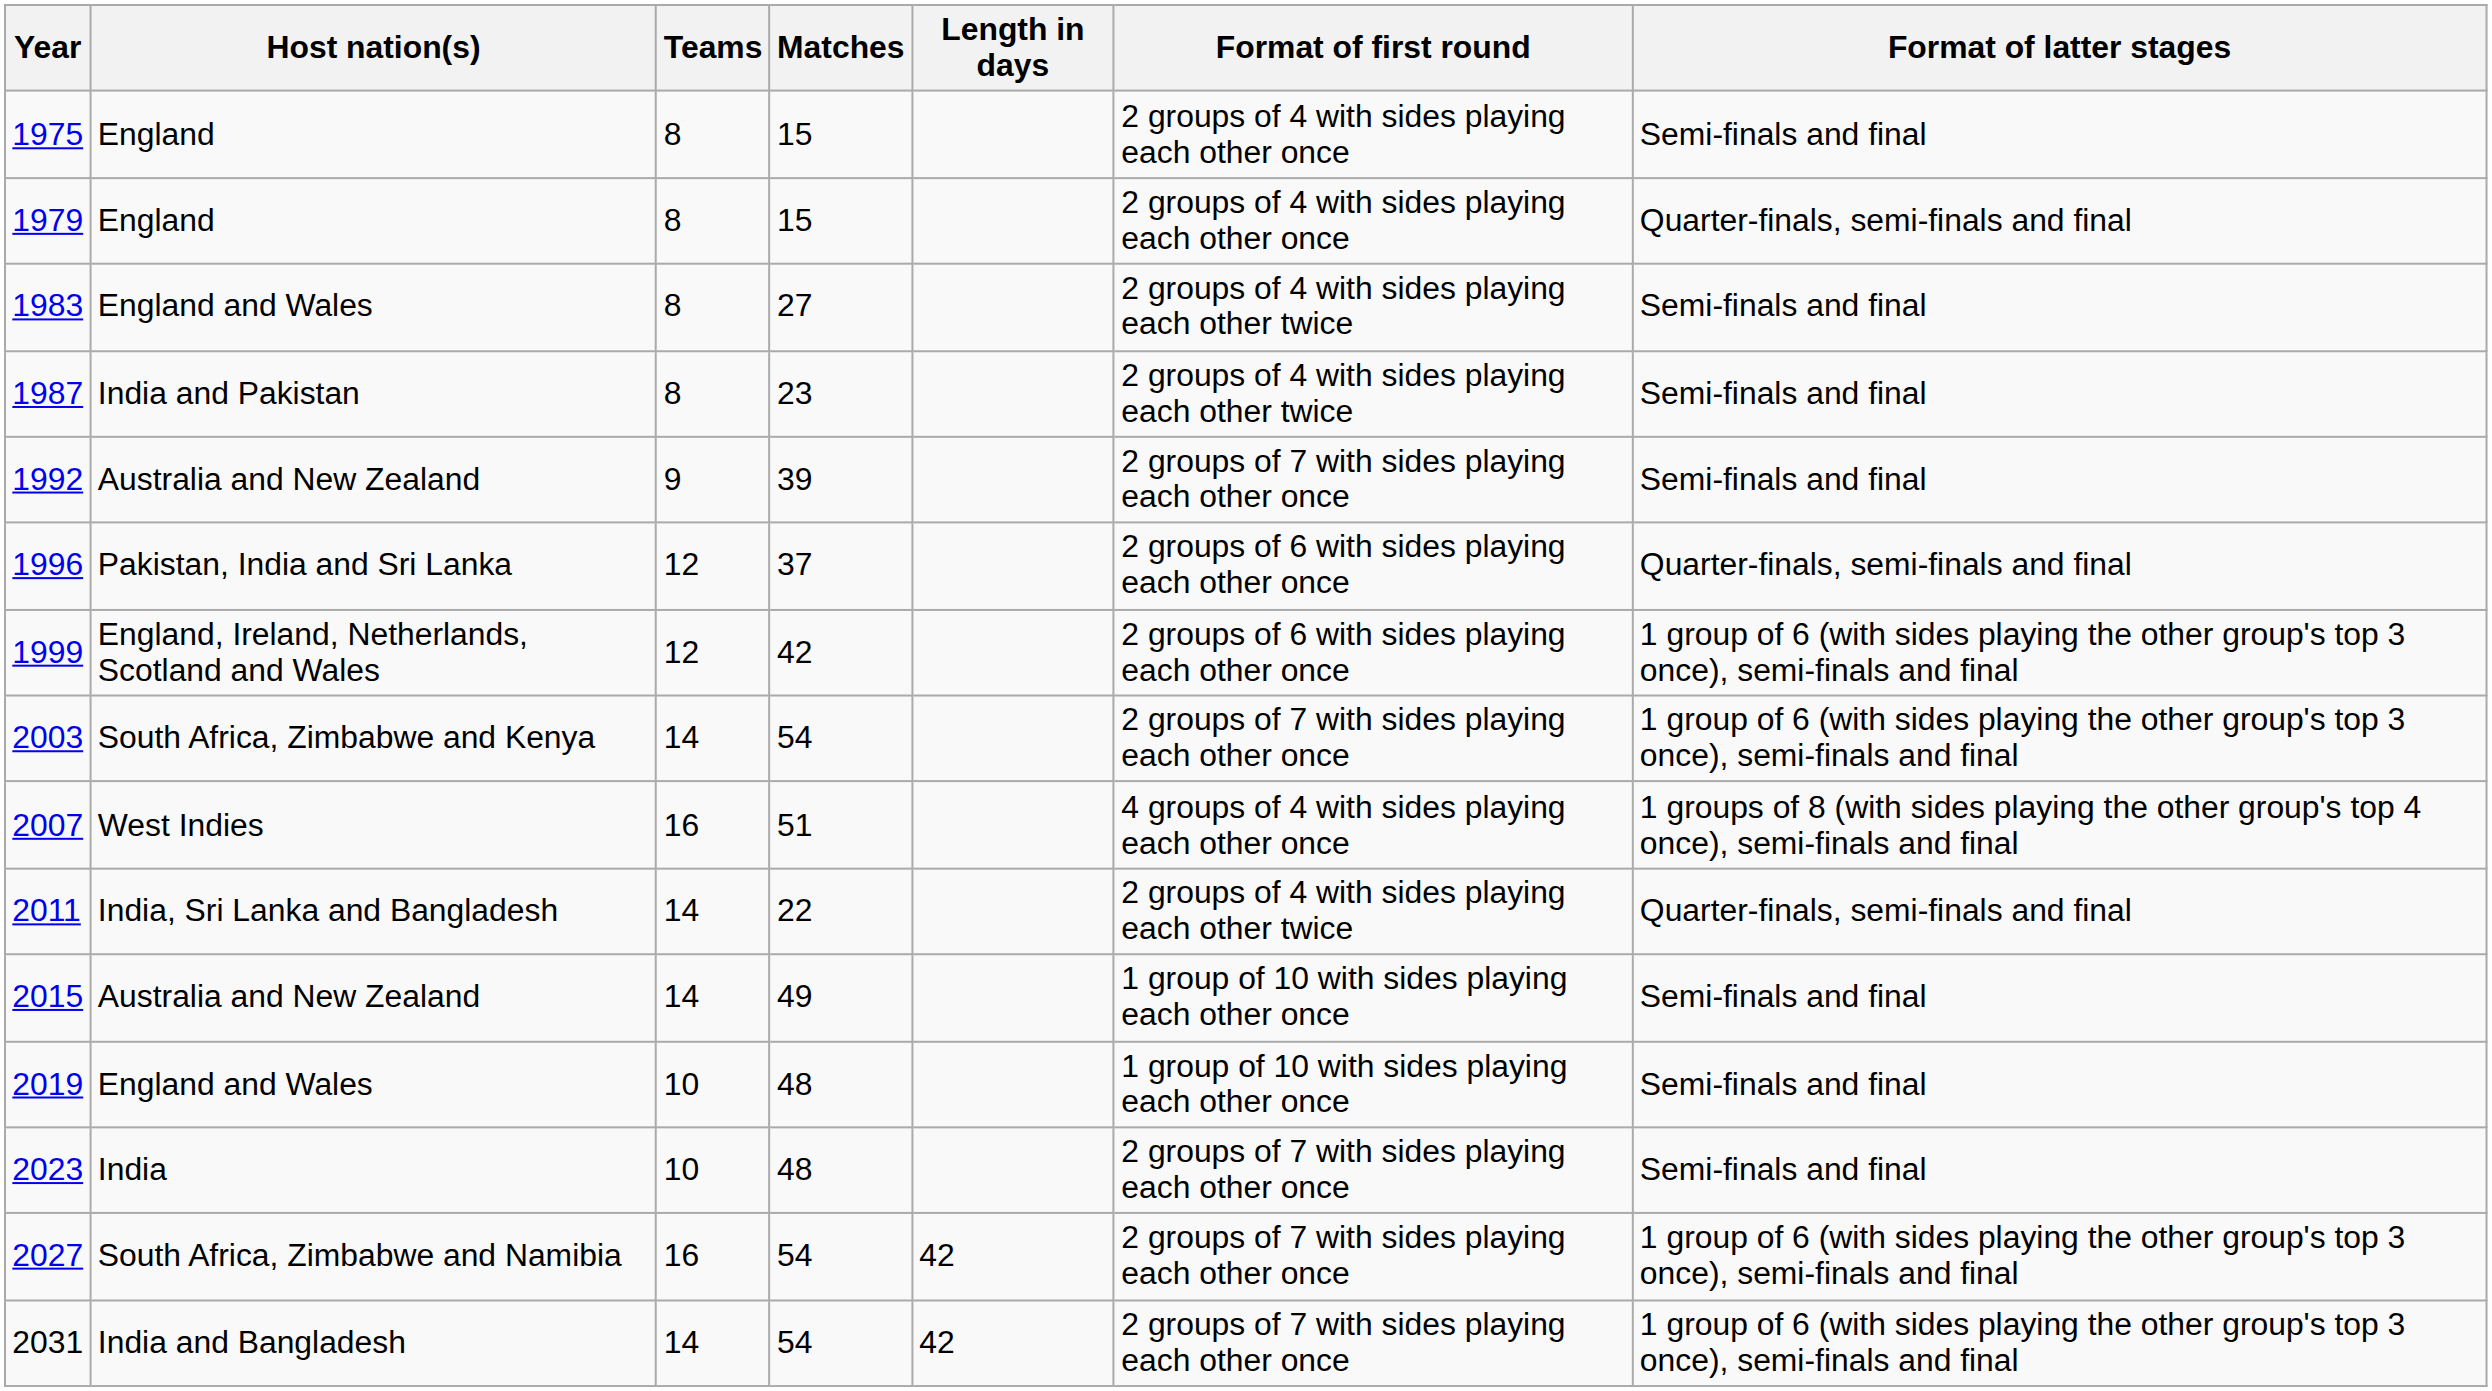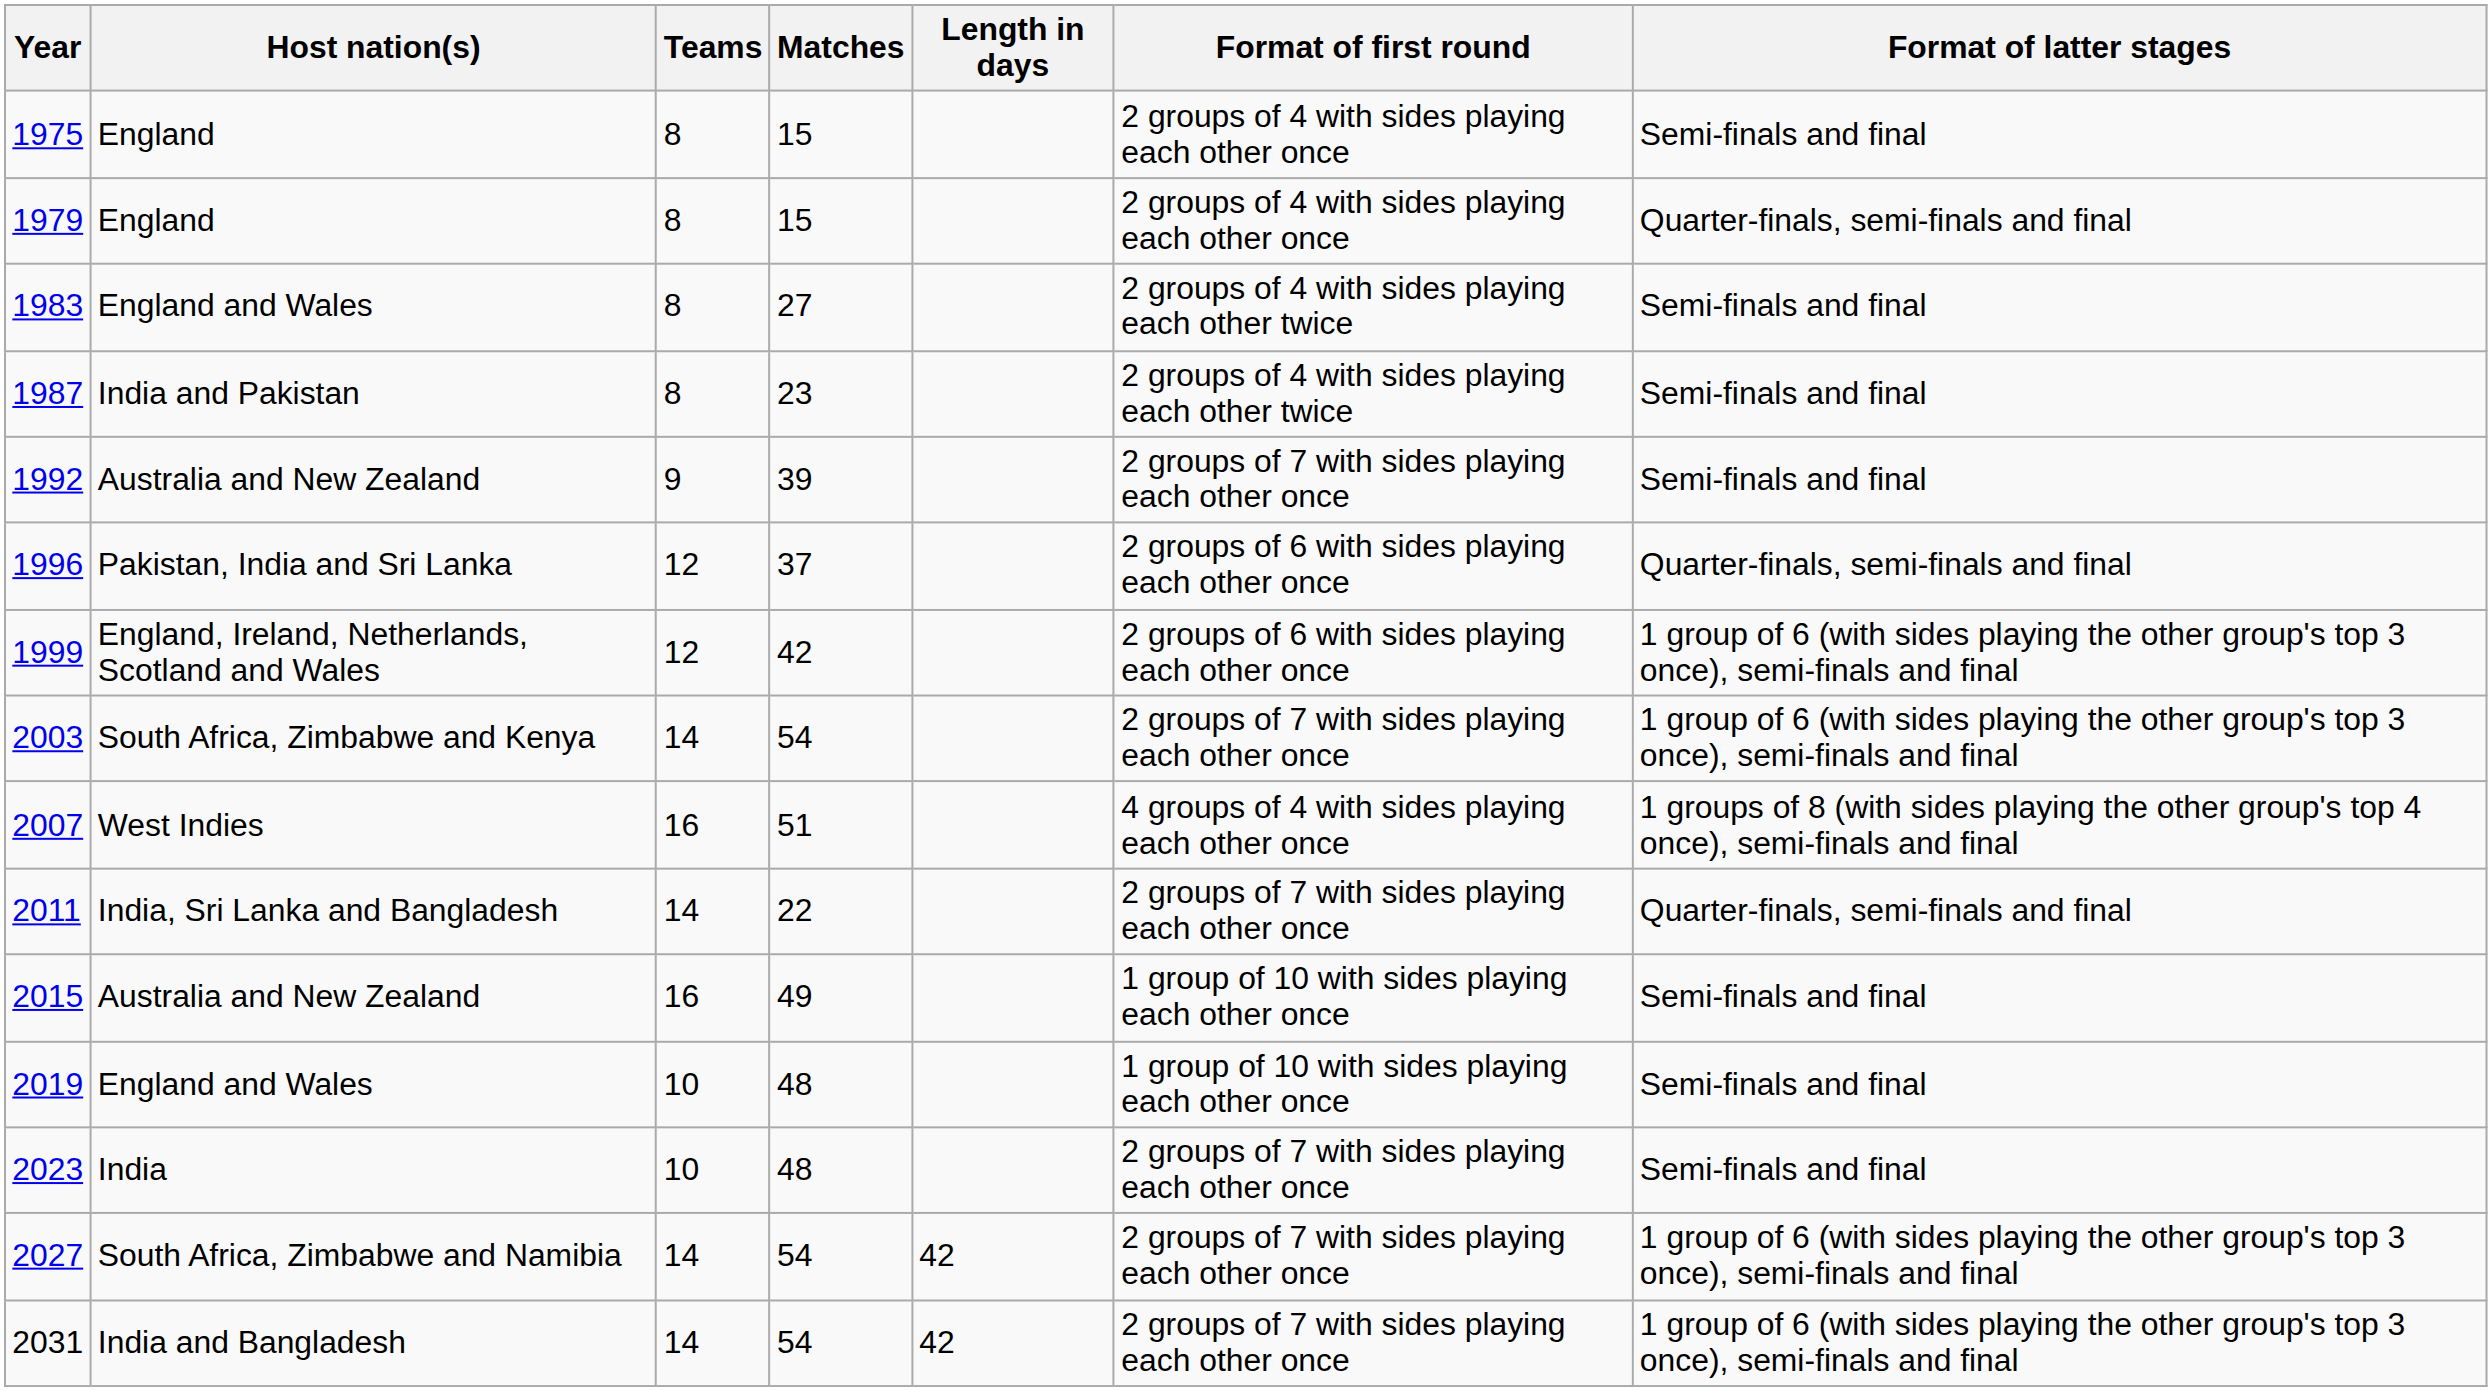(1343, 910) 2 groups of 4 with sides playing each other twice -> (1343, 910) 2 groups of 7 with sides playing each other once
(682, 997) 14 -> (682, 997) 16
(682, 1256) 16 -> (682, 1256) 14
